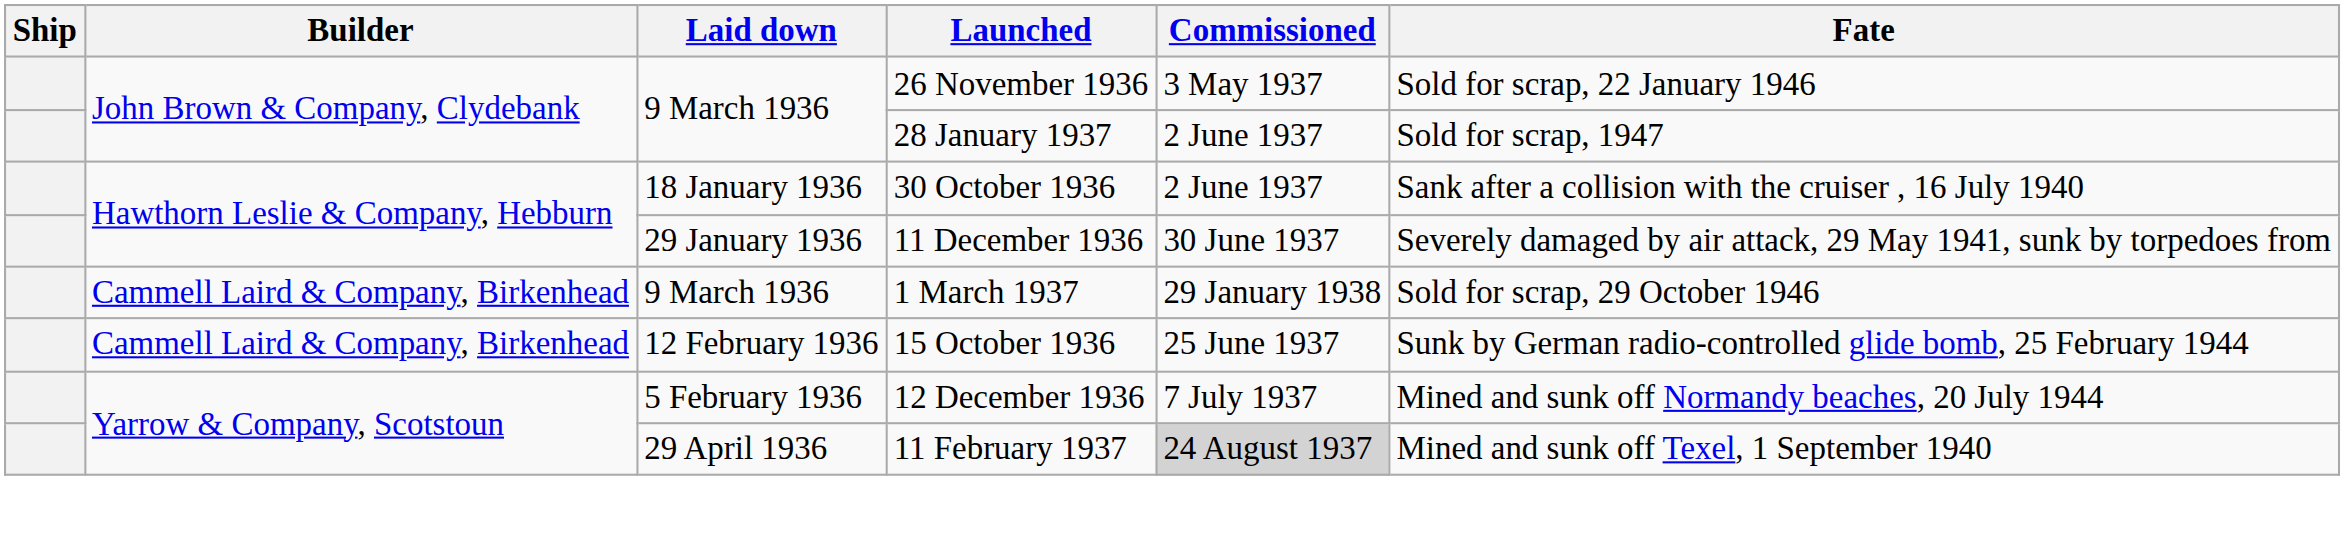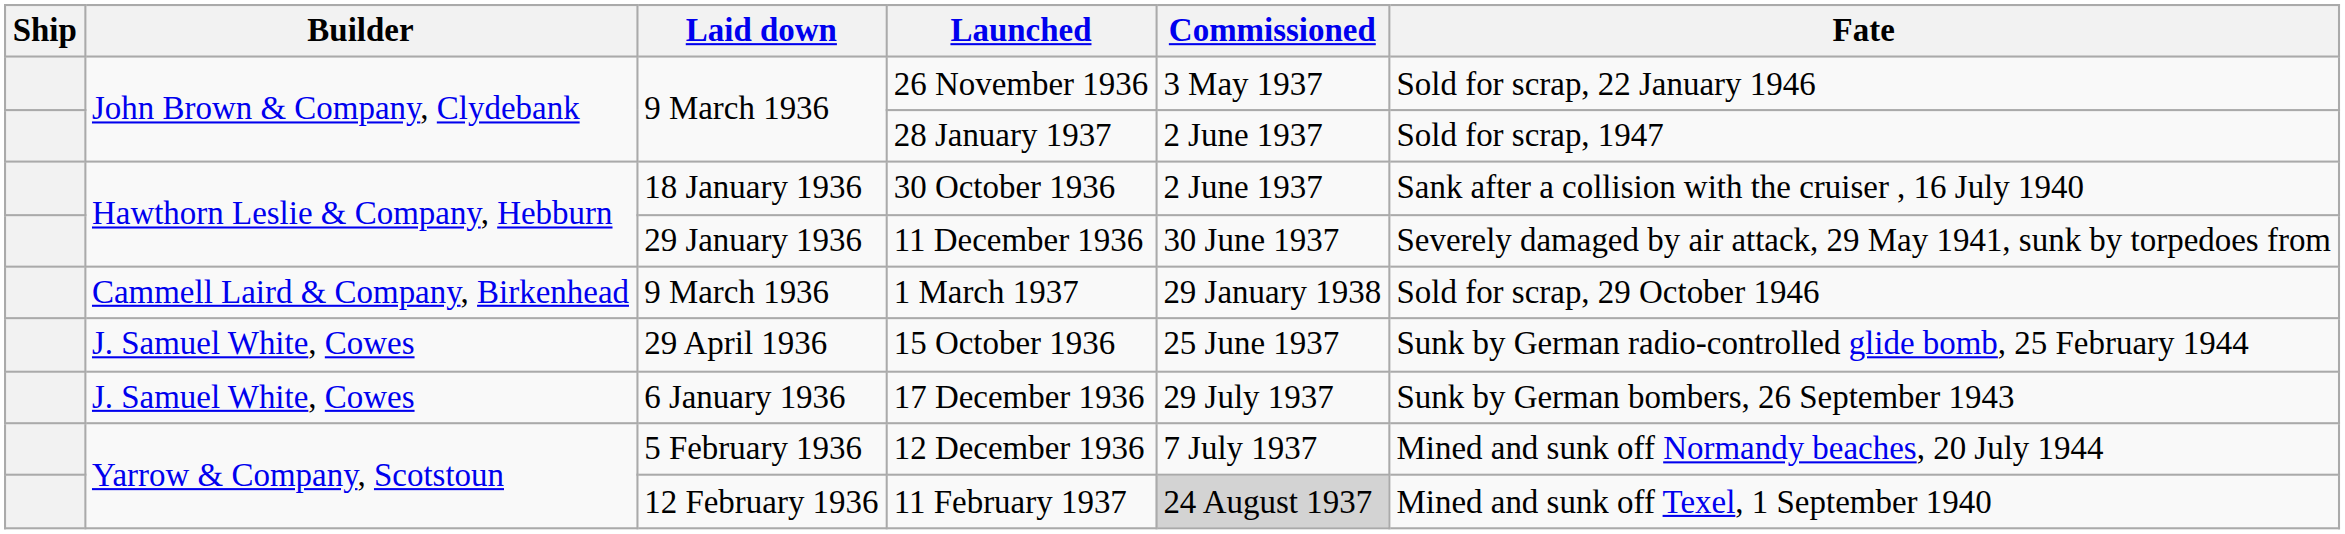(360, 344) Cammell Laird & Company, Birkenhead -> (253, 344) J. Samuel White, Cowes
(761, 344) 12 February 1936 -> (736, 344) 29 April 1936
+ row: (1019, 396)
(736, 448) 29 April 1936 -> (761, 501) 12 February 1936
